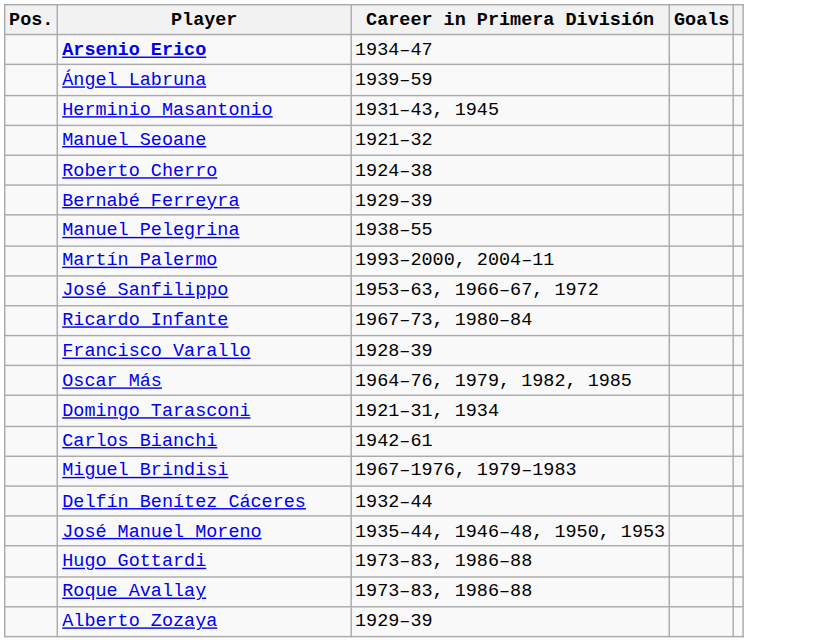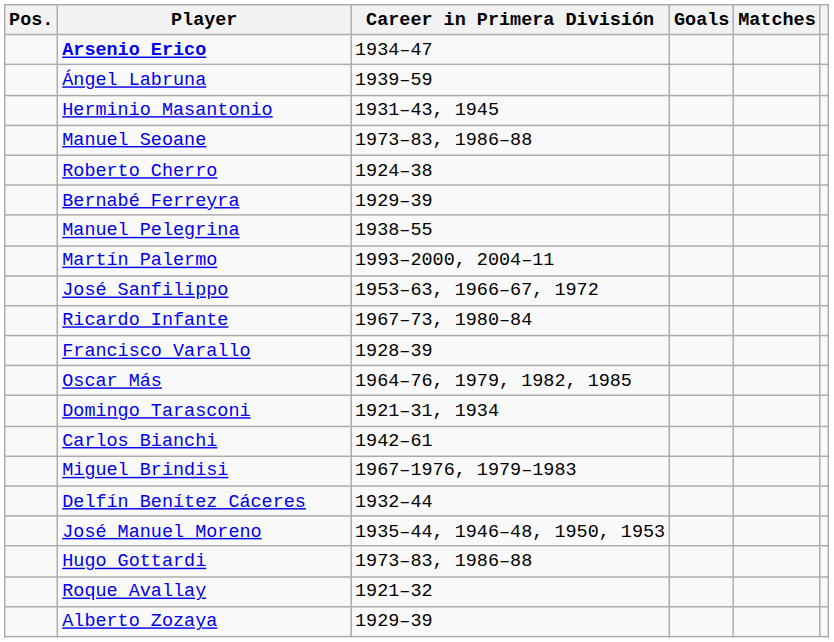+ column: (777, 20)
(394, 140) 1921–32 -> (444, 140) 1973–83, 1986–88
(444, 591) 1973–83, 1986–88 -> (394, 591) 1921–32
